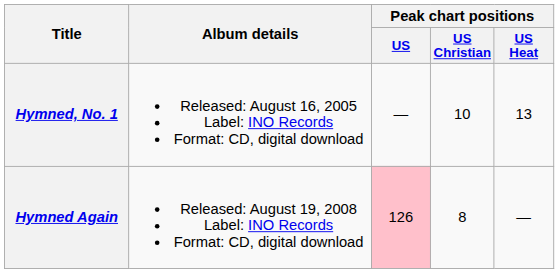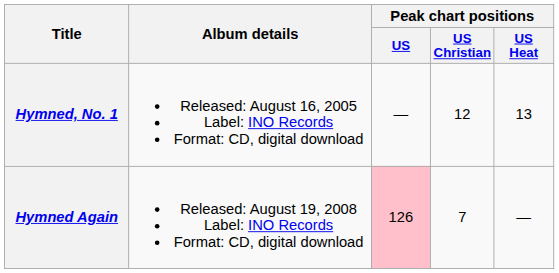(462, 114) 10 -> (462, 114) 12
(462, 217) 8 -> (462, 217) 7
